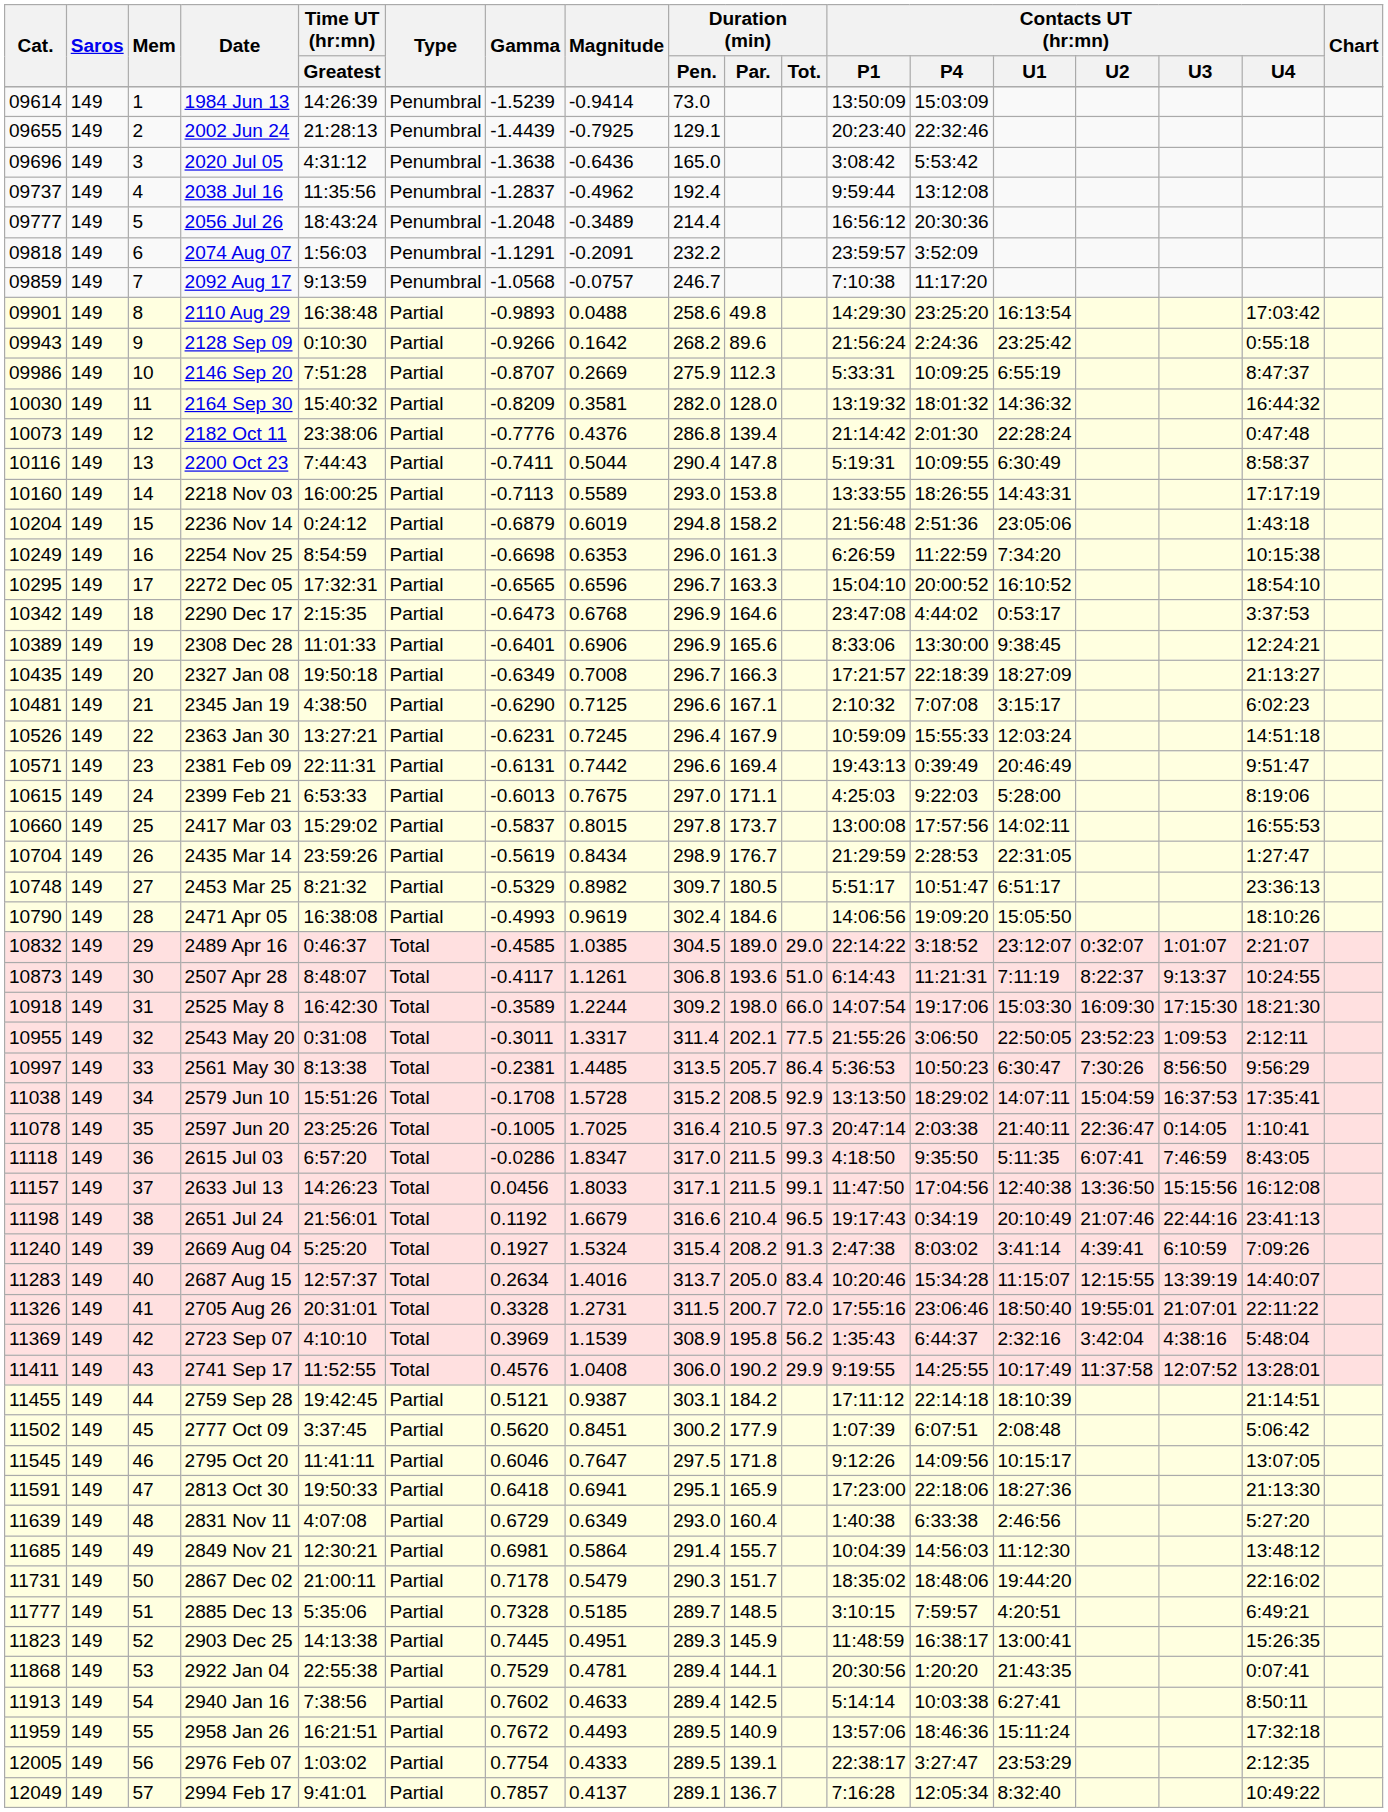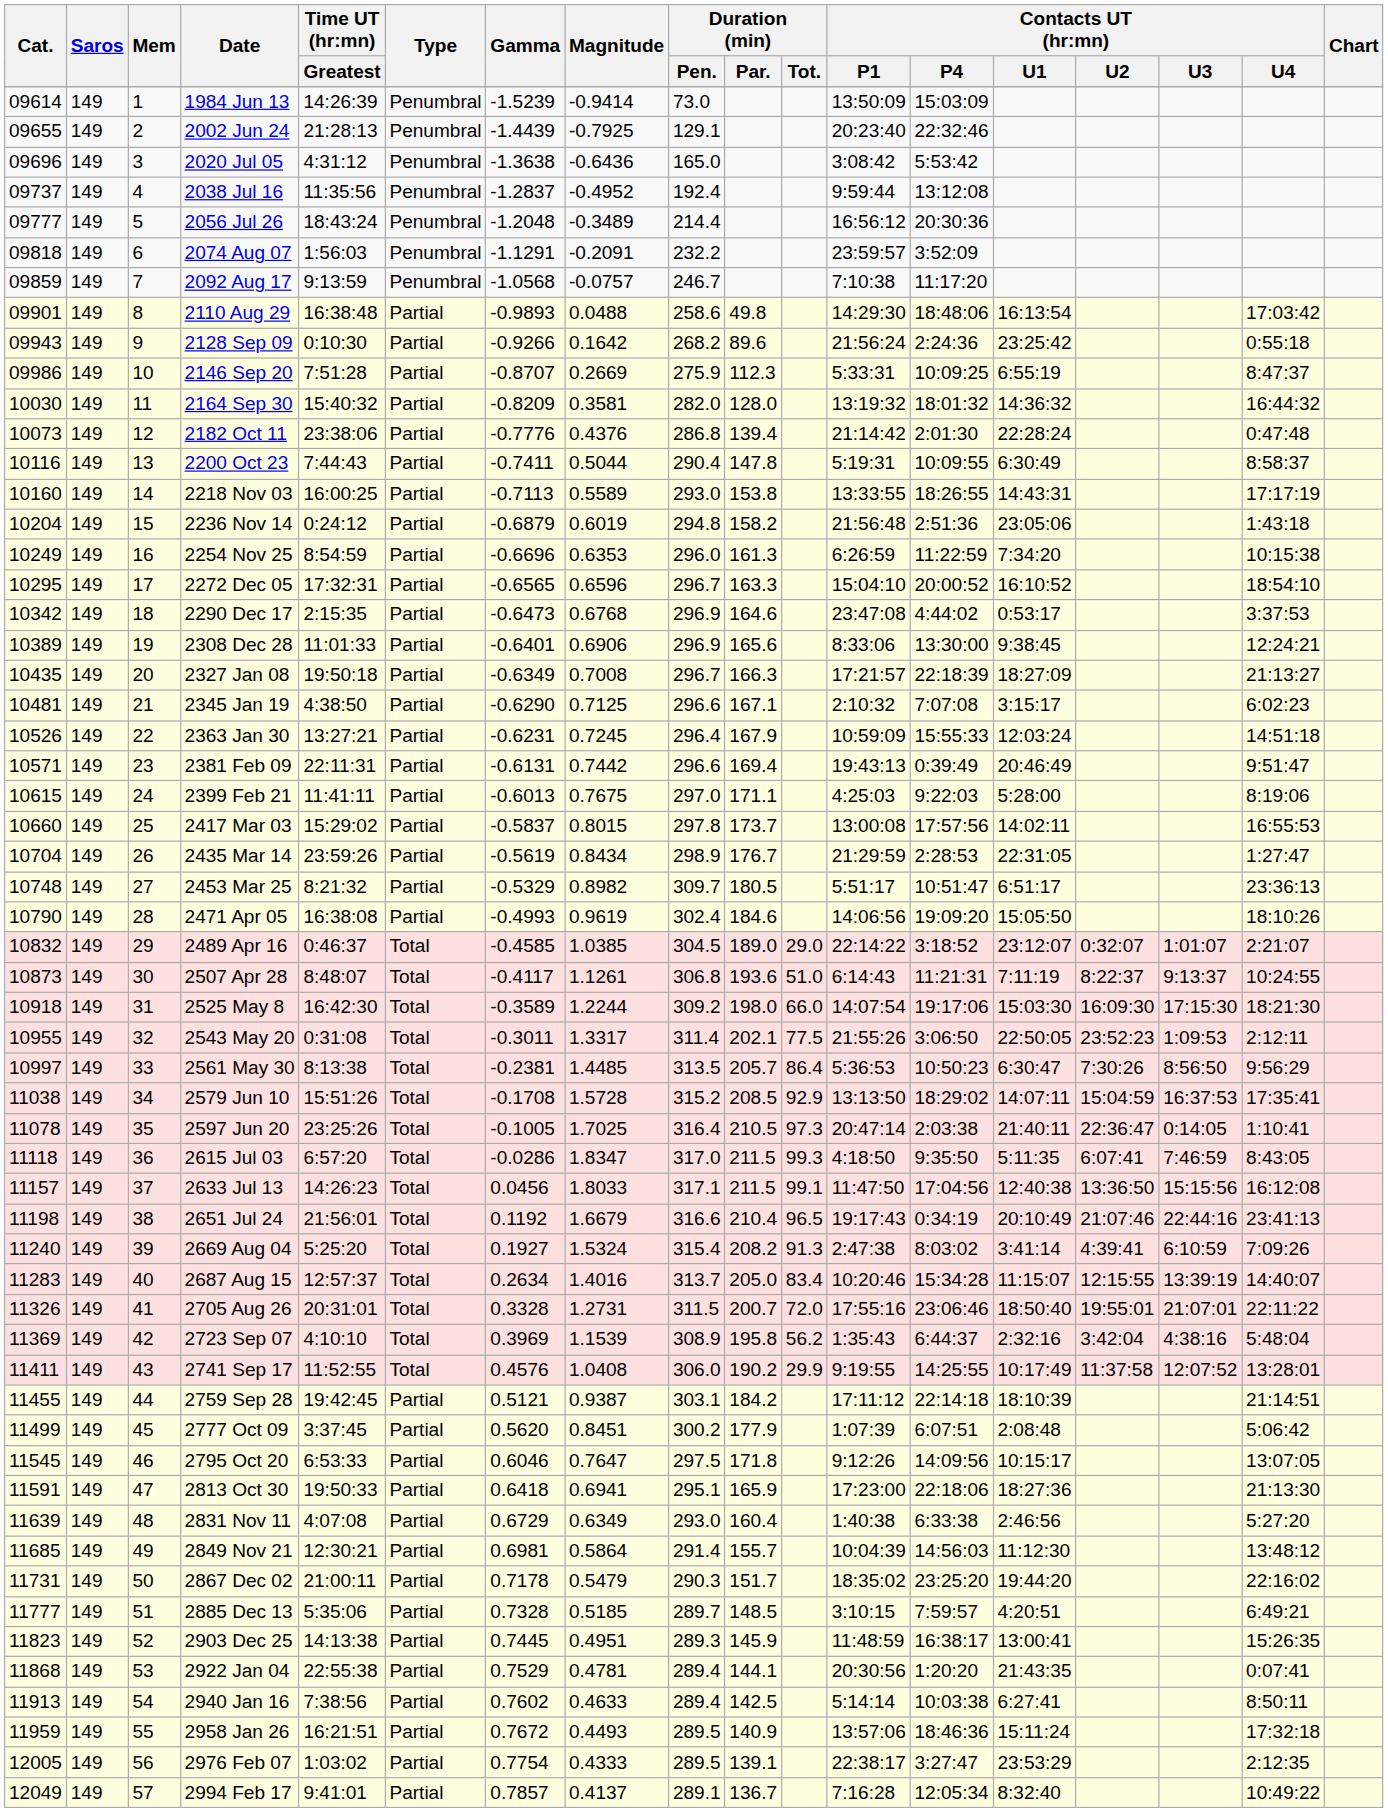(601, 191) -0.4962 -> (601, 191) -0.4952
(952, 312) 23:25:20 -> (952, 312) 18:48:06
(523, 554) -0.6698 -> (523, 554) -0.6696
(335, 795) 6:53:33 -> (339, 795) 11:41:11
(35, 1430) 11502 -> (35, 1430) 11499
(339, 1460) 11:41:11 -> (335, 1460) 6:53:33
(952, 1581) 18:48:06 -> (952, 1581) 23:25:20
